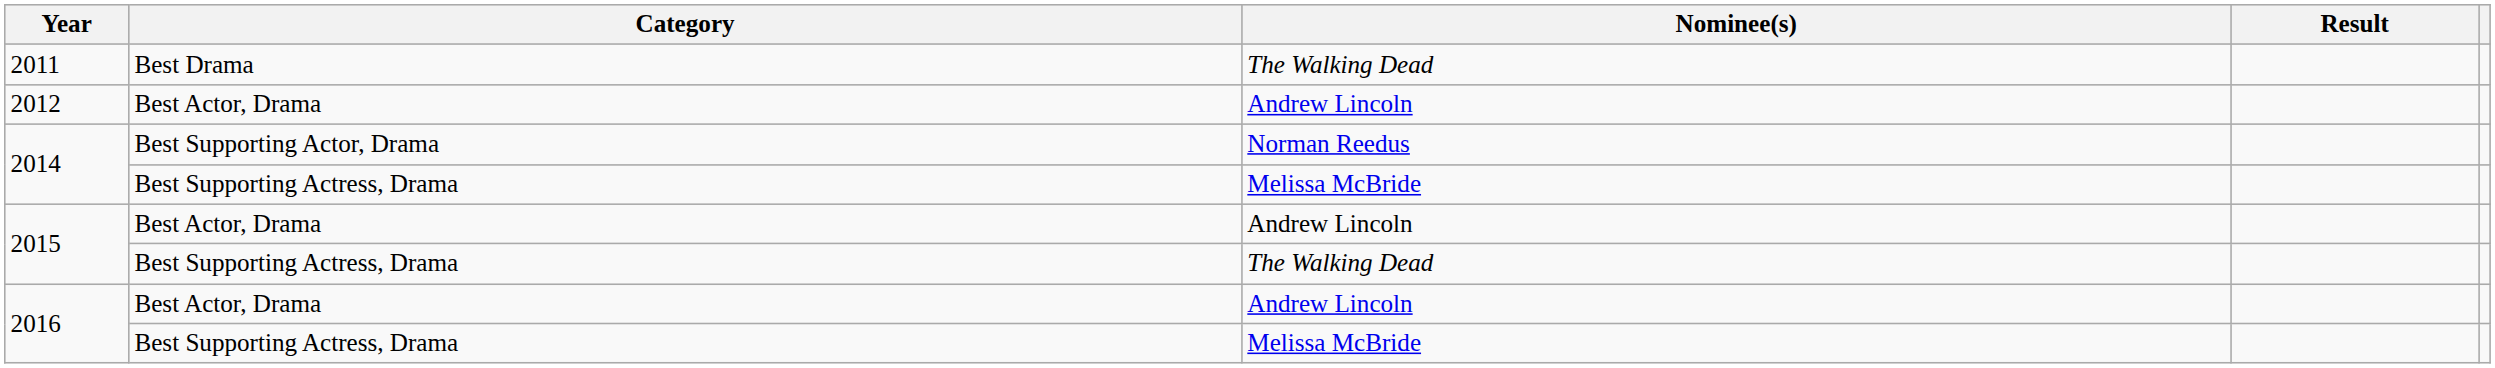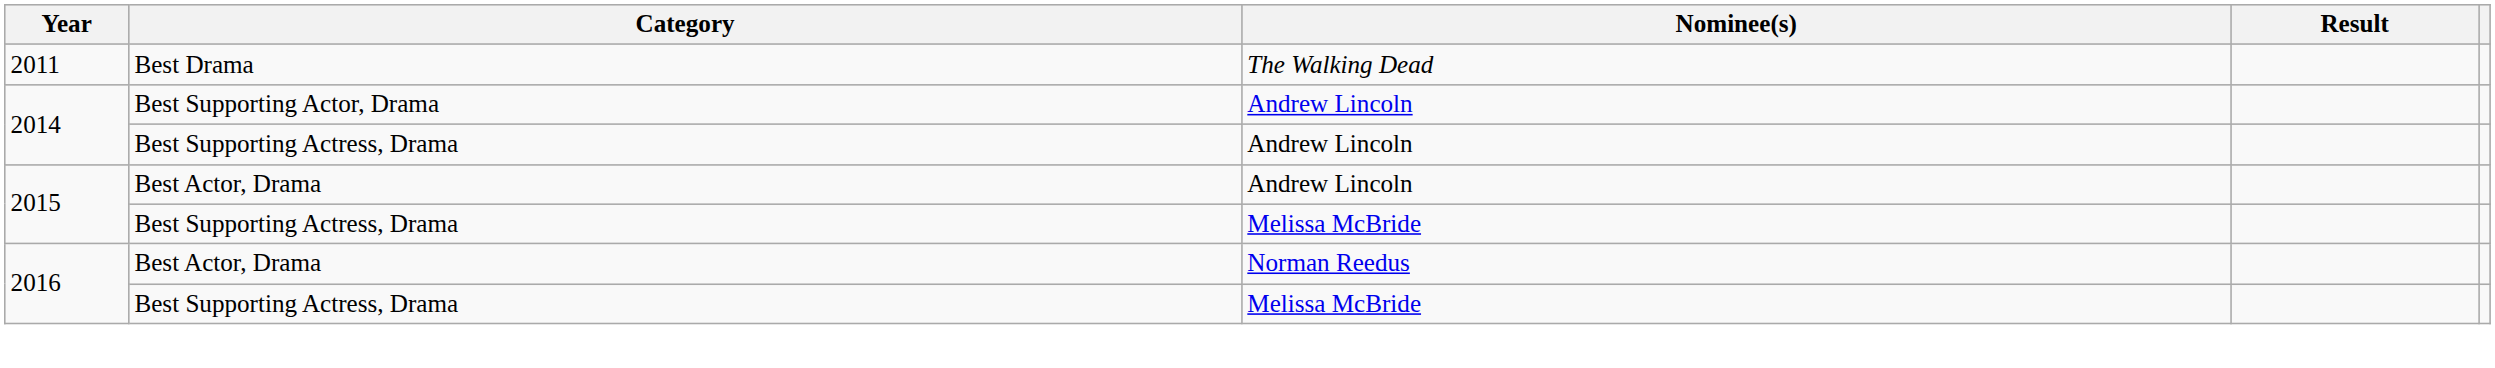- row: (36, 104)
(1329, 143) Norman Reedus -> (1330, 104) Andrew Lincoln
(1334, 183) Melissa McBride -> (1330, 143) Andrew Lincoln
(1340, 263) The Walking Dead -> (1334, 223) Melissa McBride
(1330, 303) Andrew Lincoln -> (1329, 263) Norman Reedus
